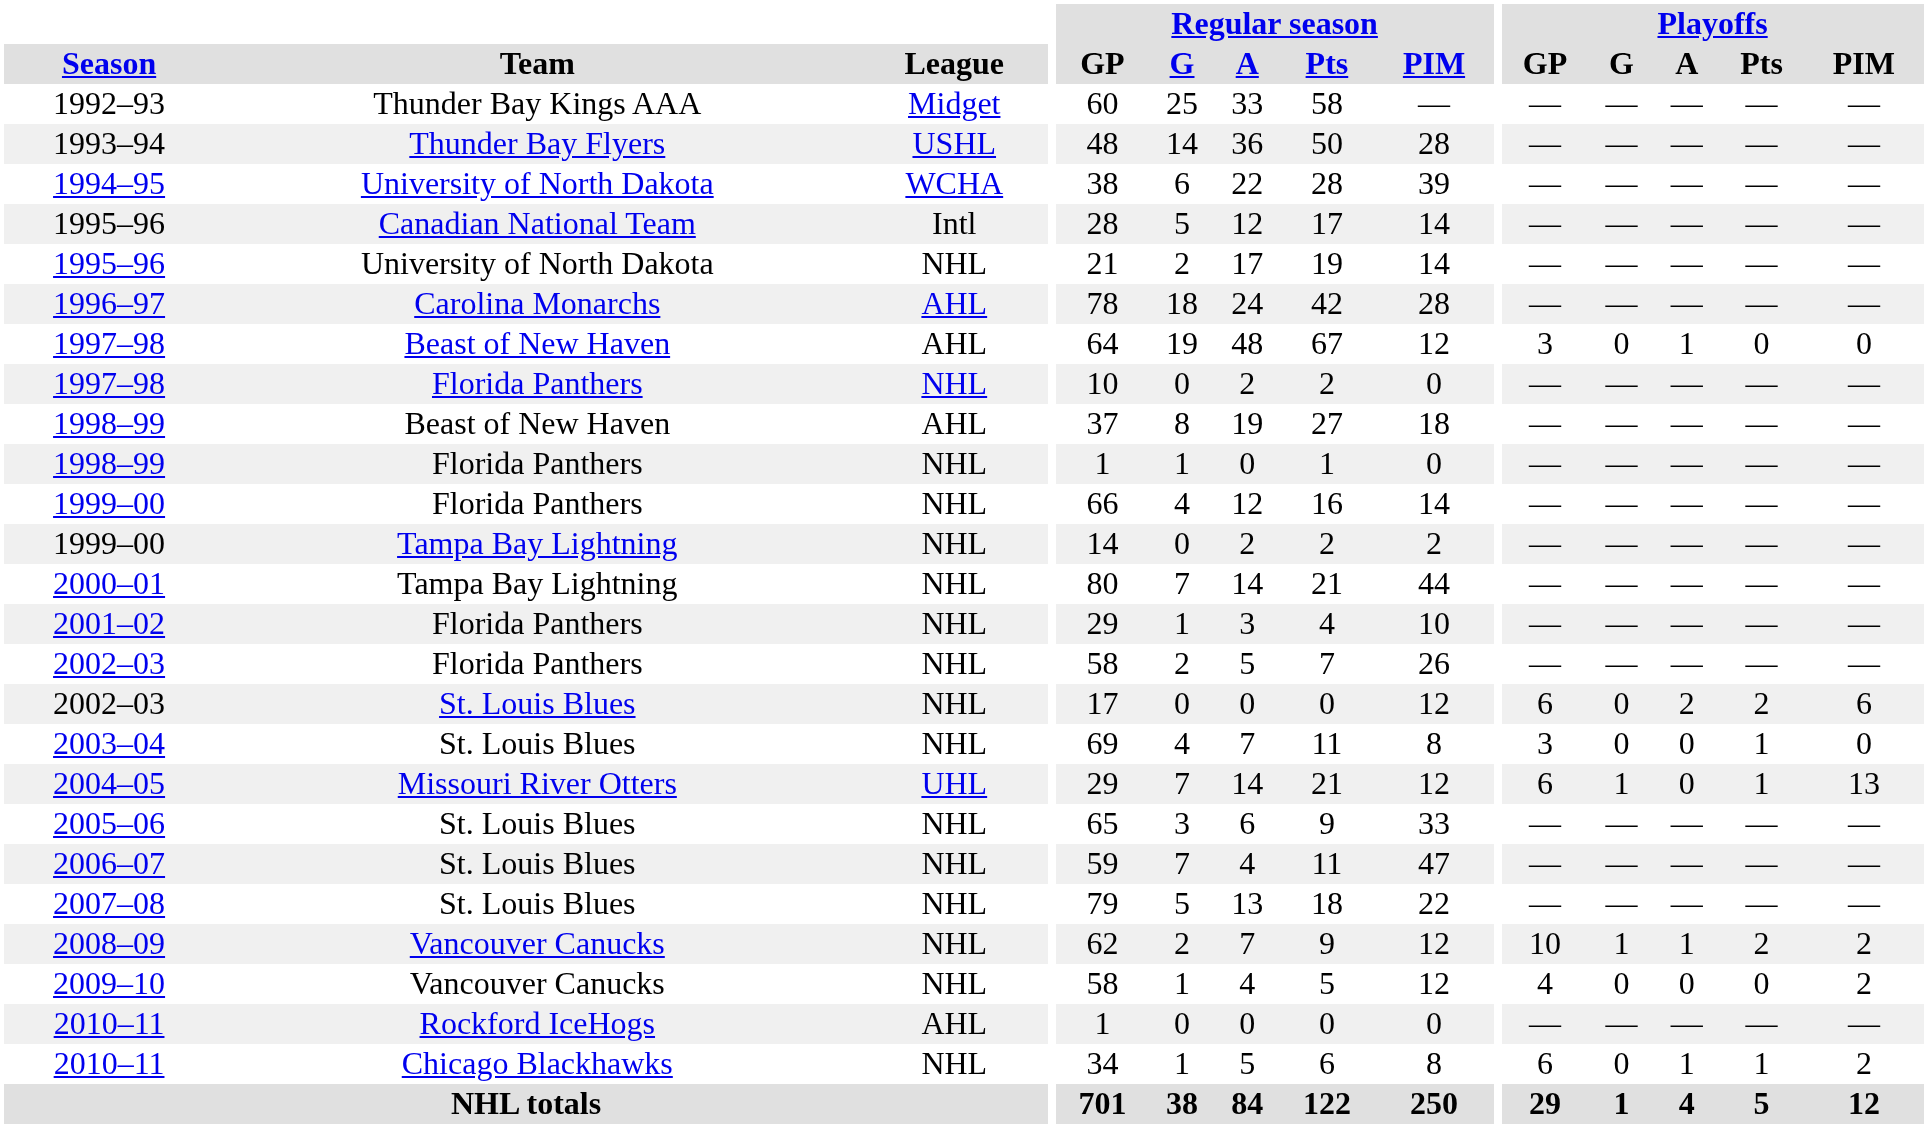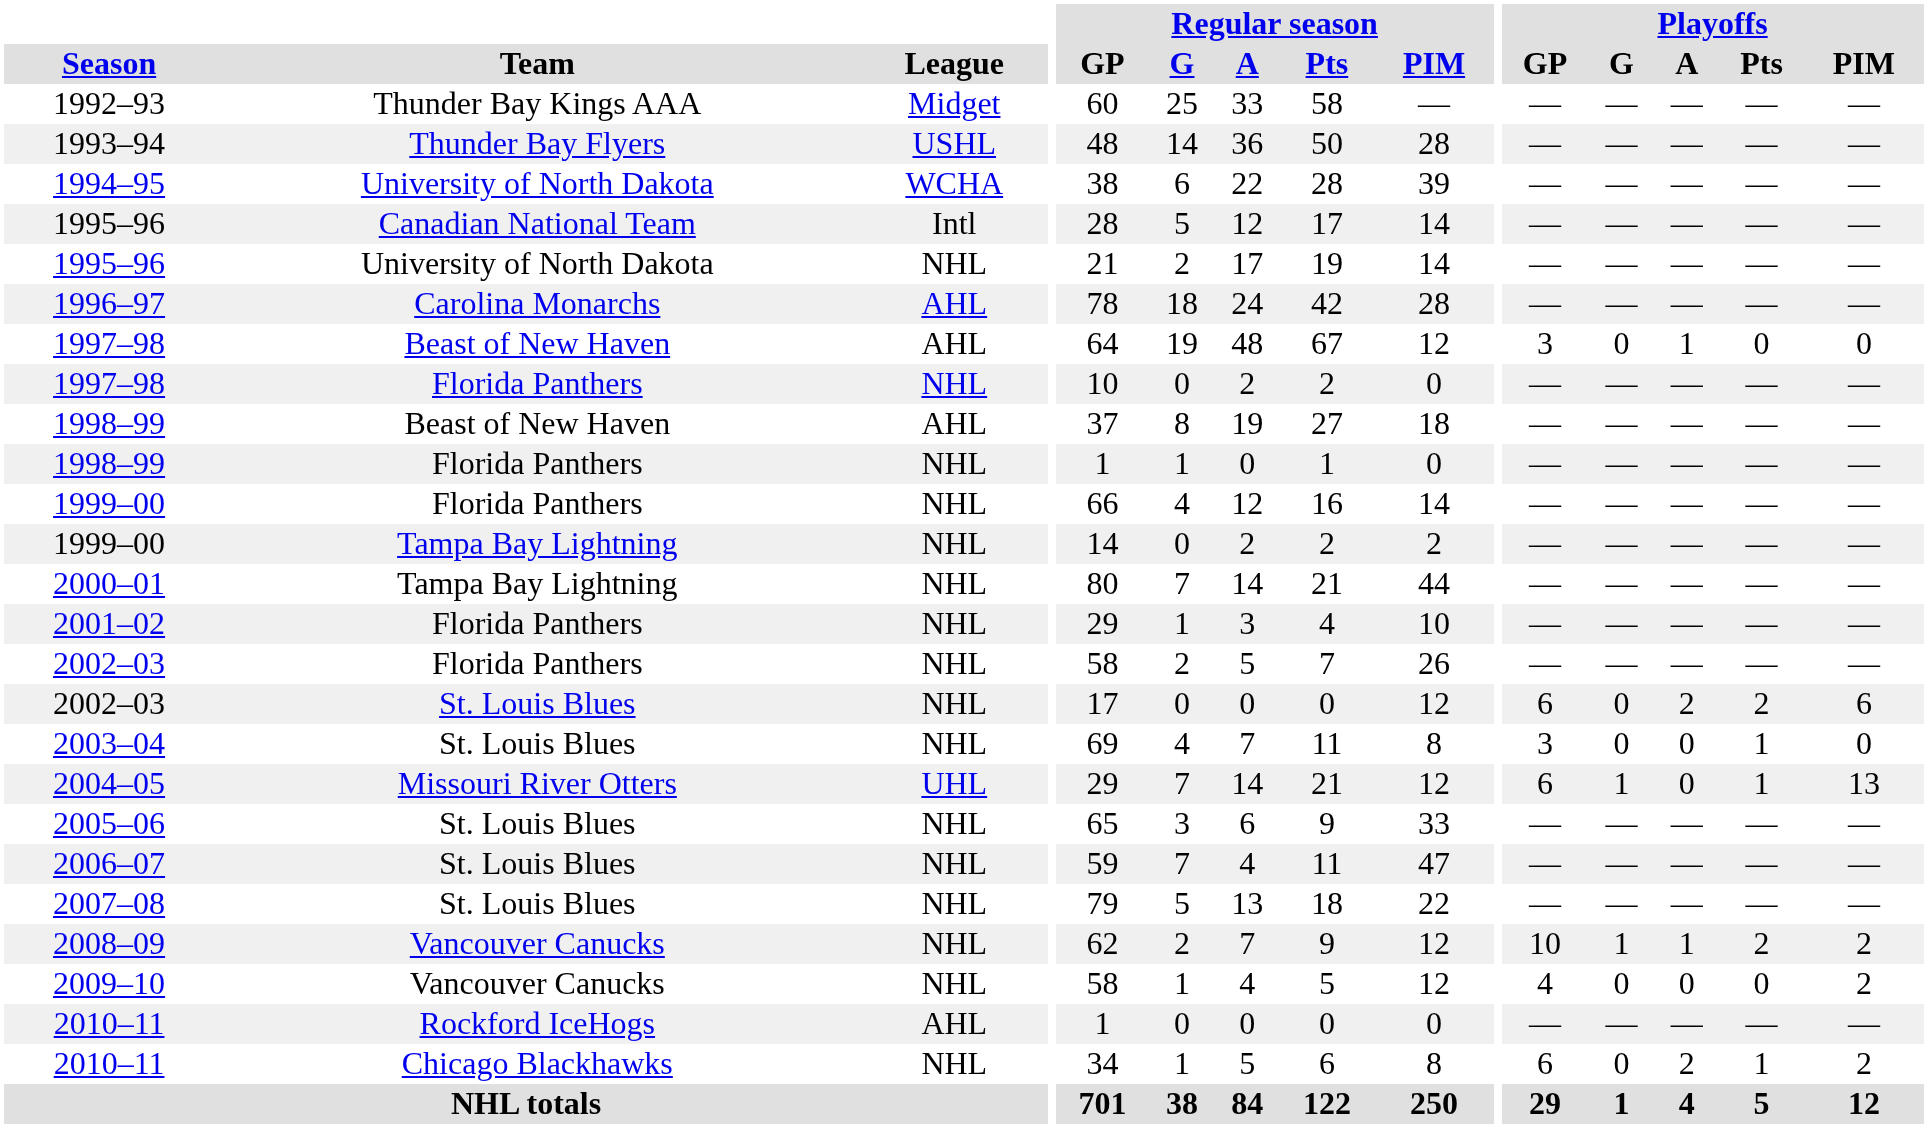(1687, 1063) 1 -> (1687, 1063) 2
